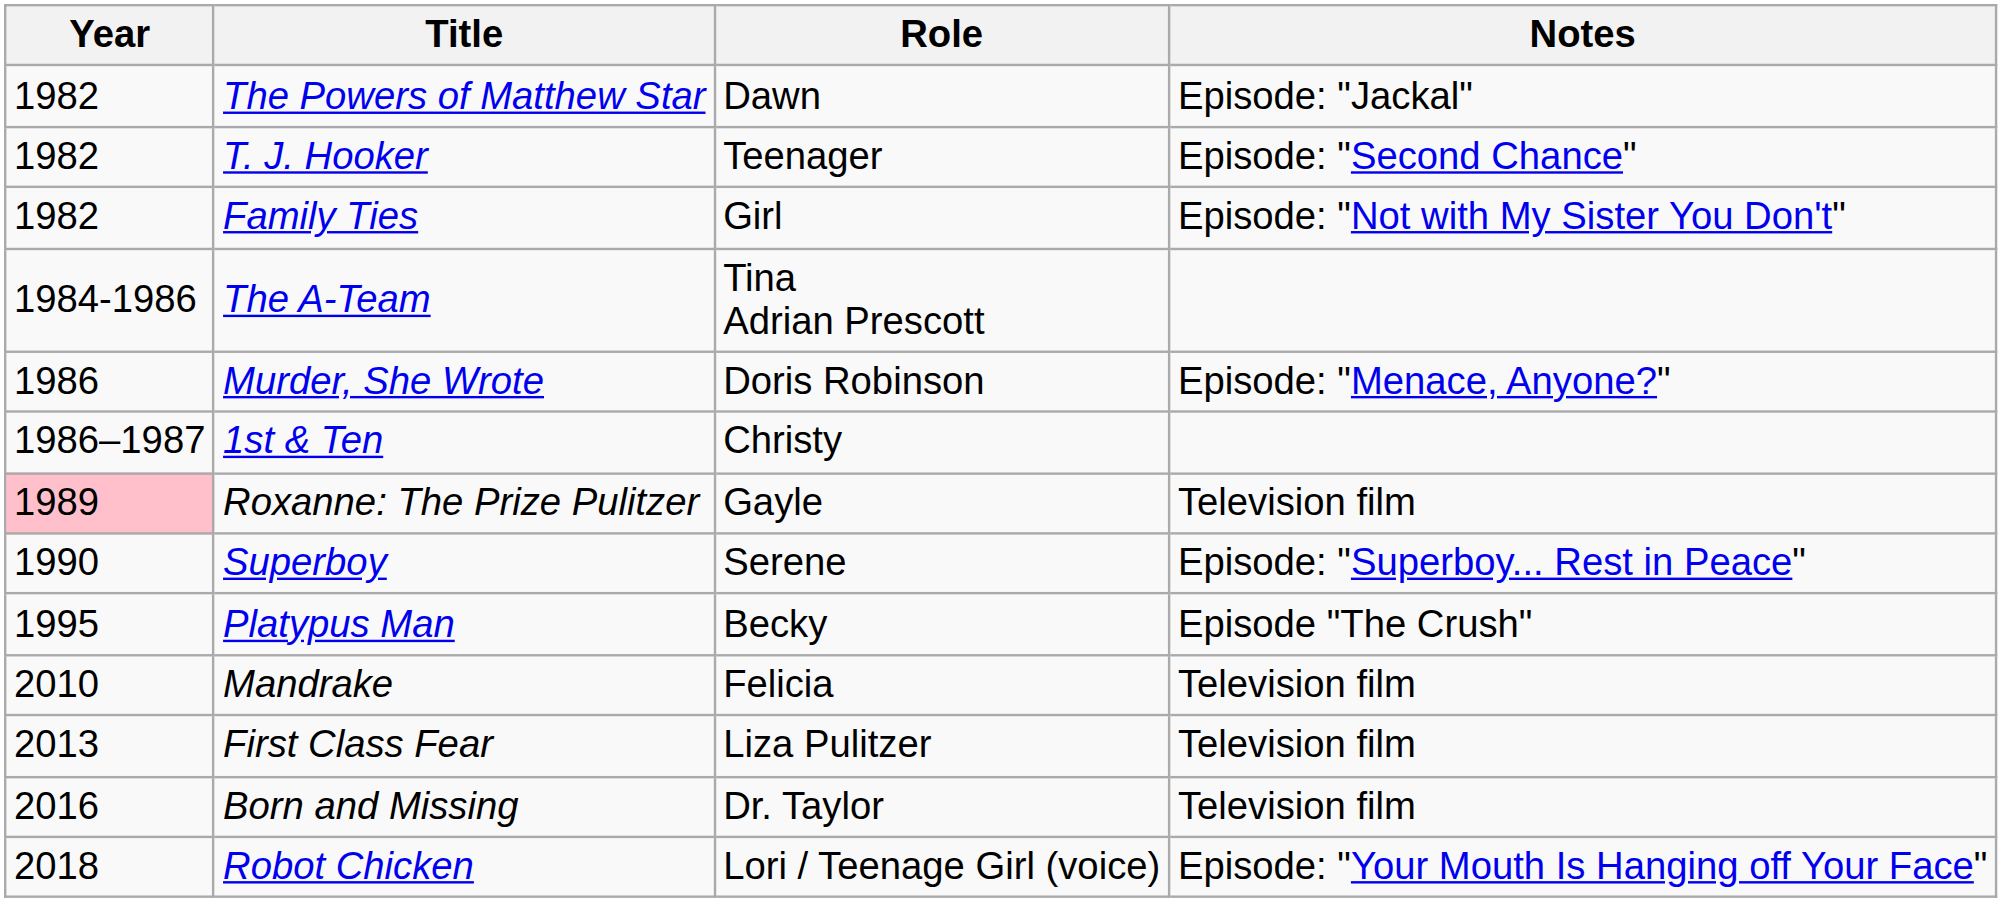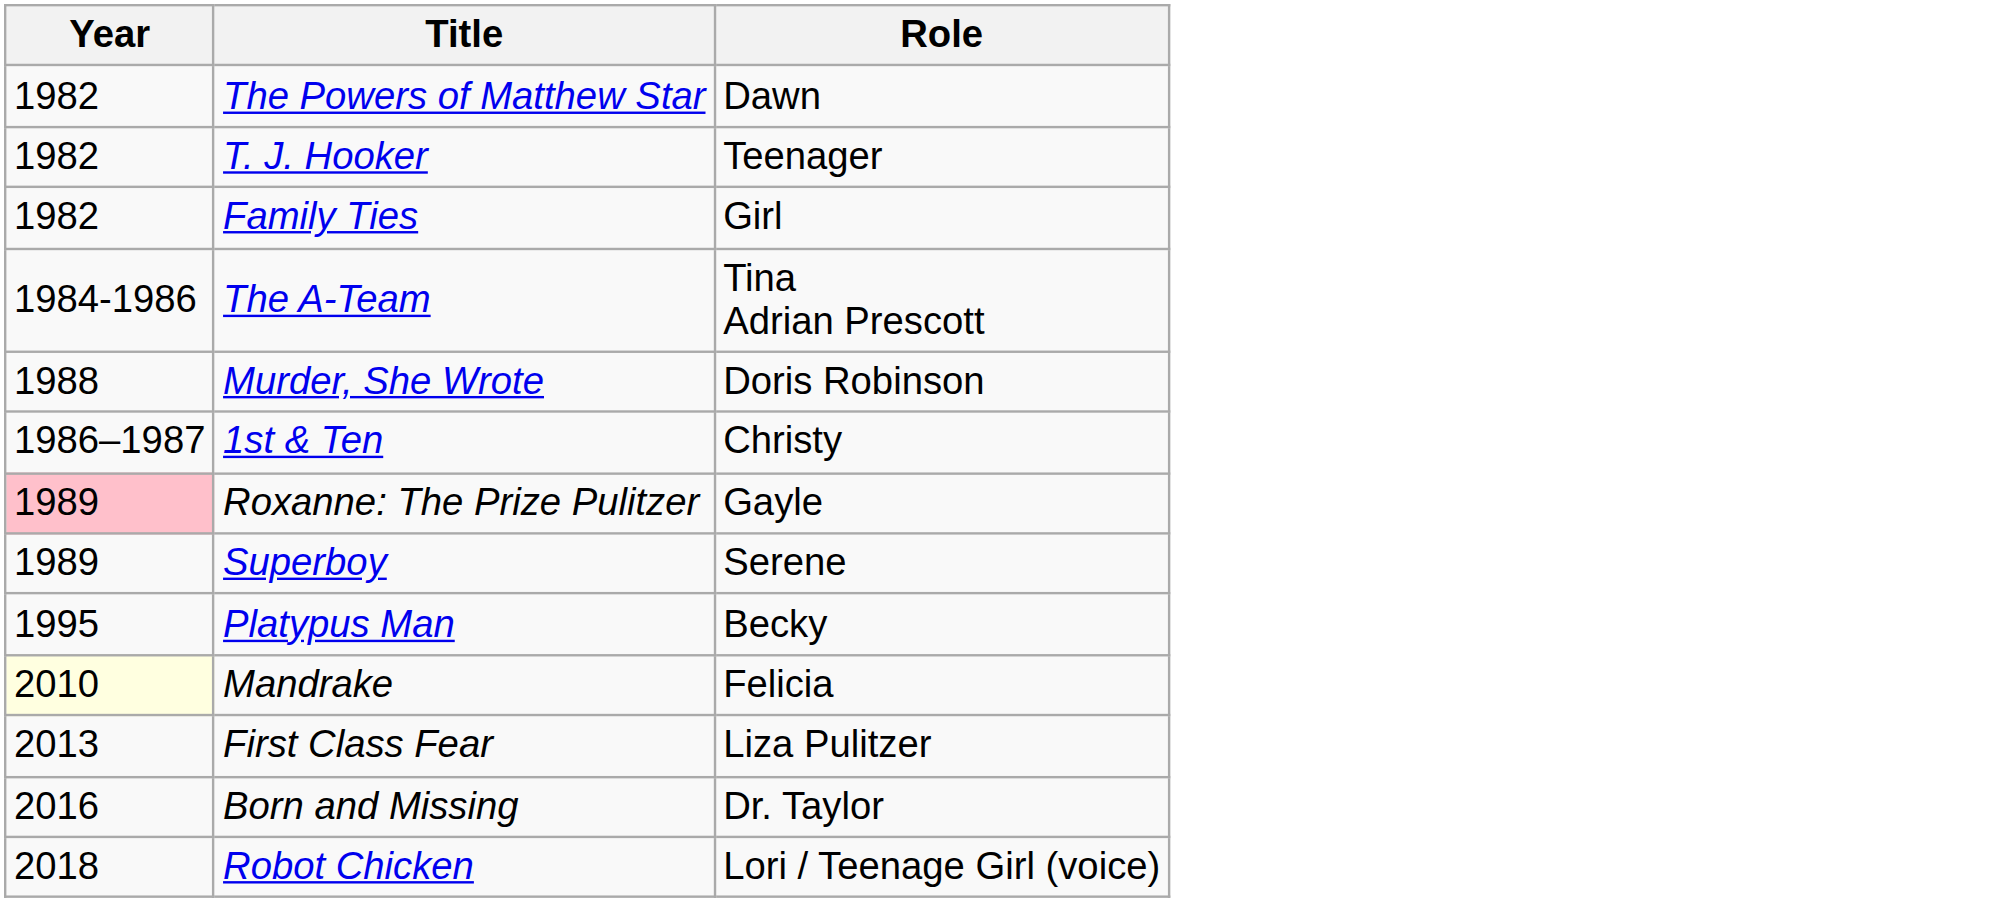- column: (1583, 34)
(57, 381) 1986 -> (57, 381) 1988
(57, 563) 1990 -> (57, 563) 1989
(57, 684) no background -> (57, 684) lightyellow background
